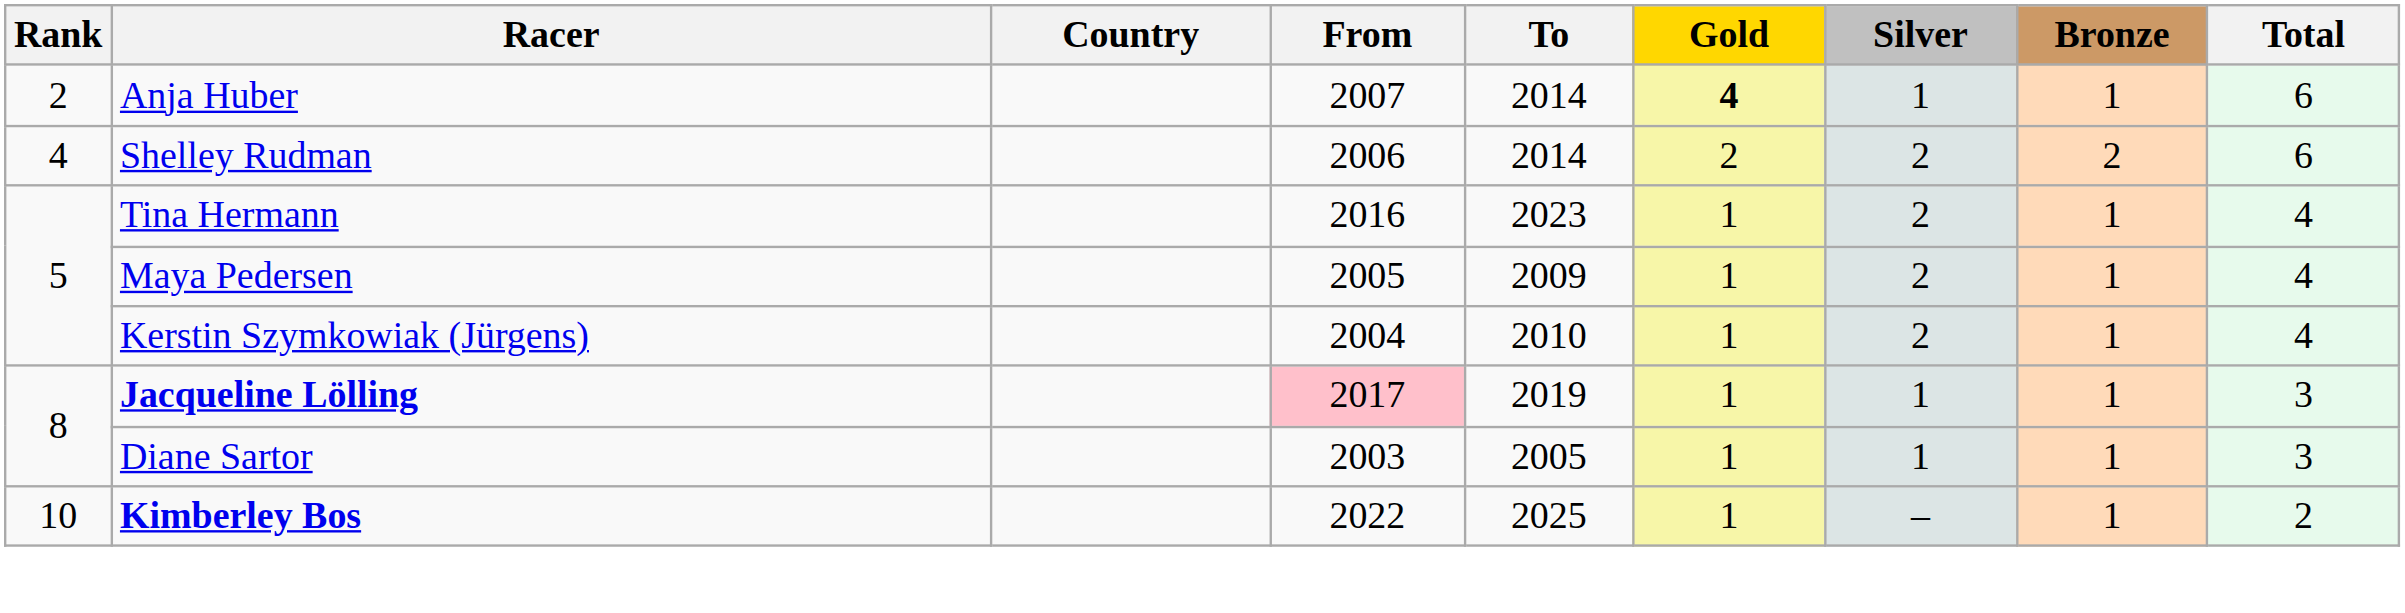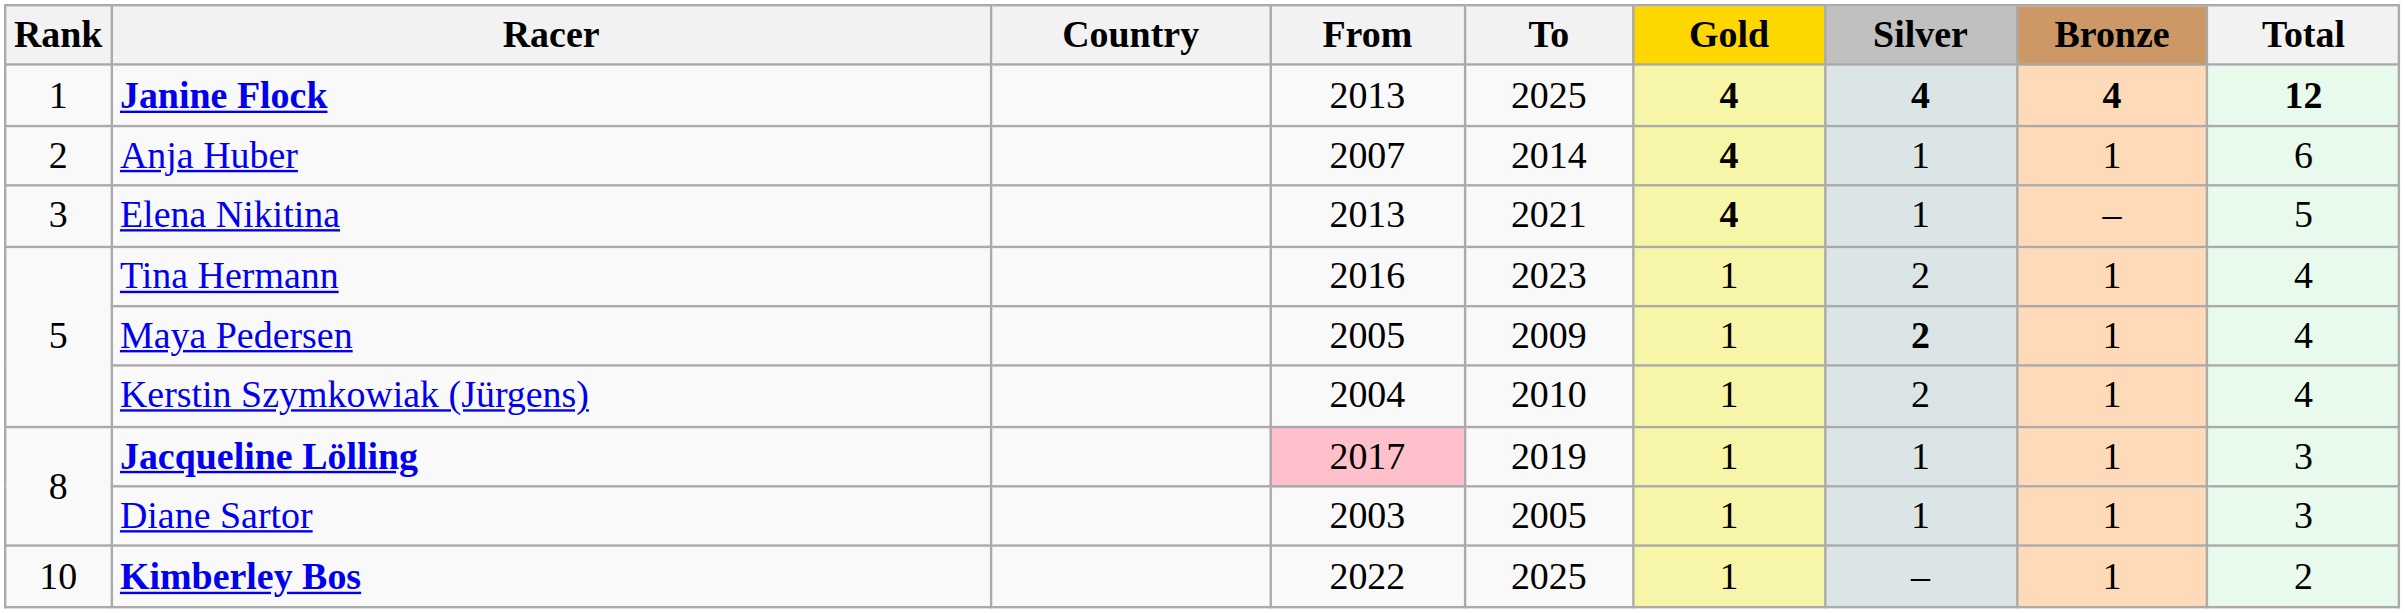+ row: (224, 94)
+ row: (230, 214)
- row: (246, 154)
(1921, 275) normal -> (1921, 335) bold
